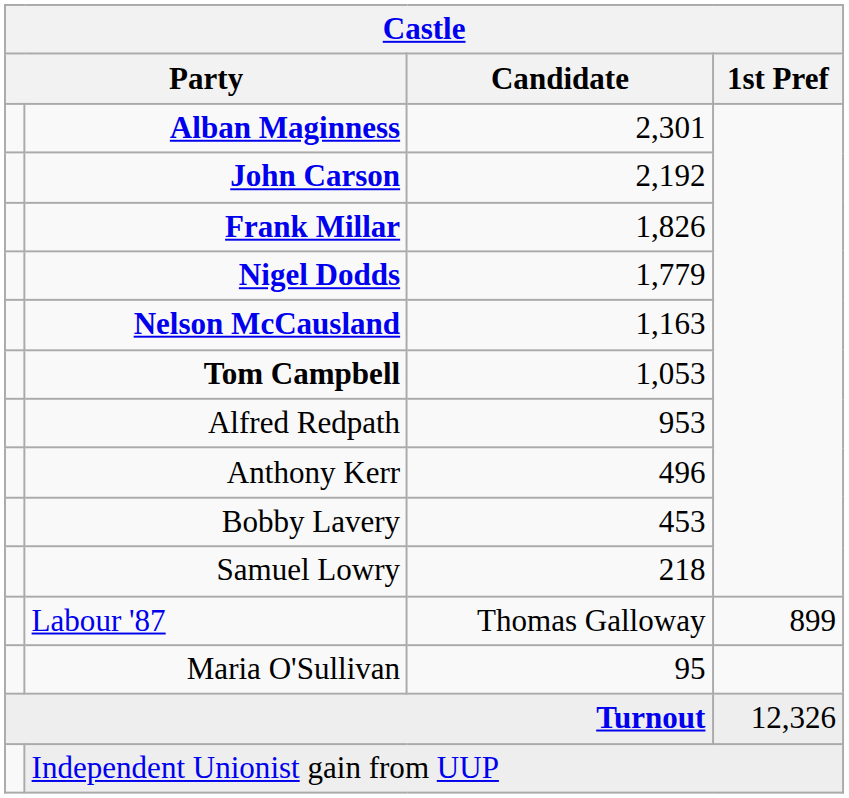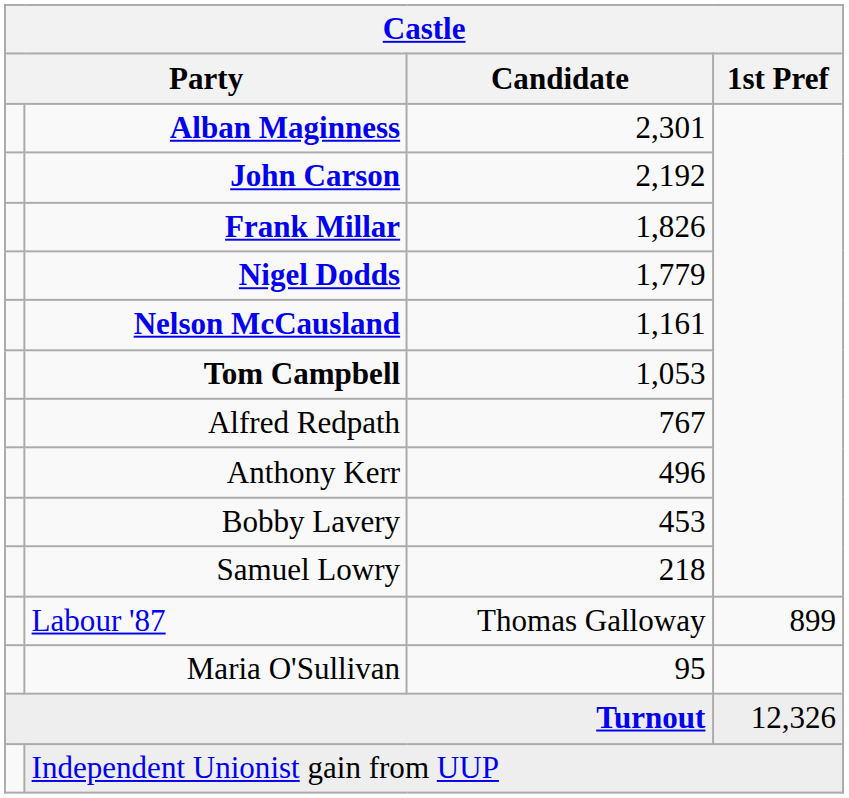(671, 324) 1,163 -> (671, 324) 1,161
(682, 422) 953 -> (682, 422) 767
